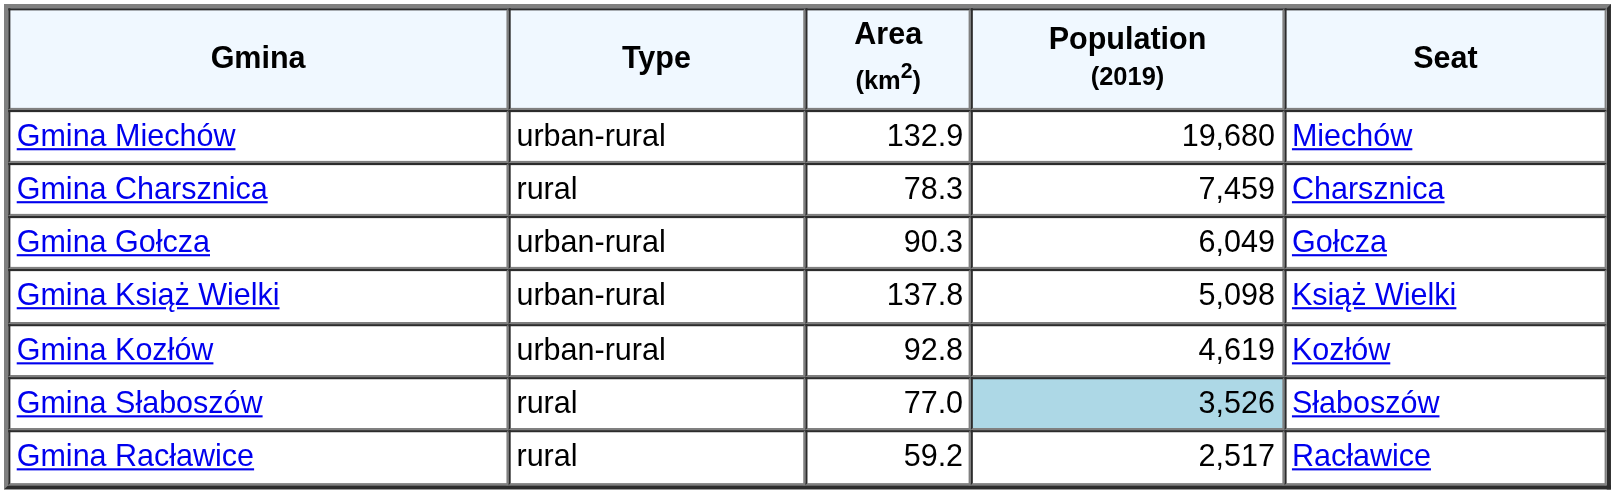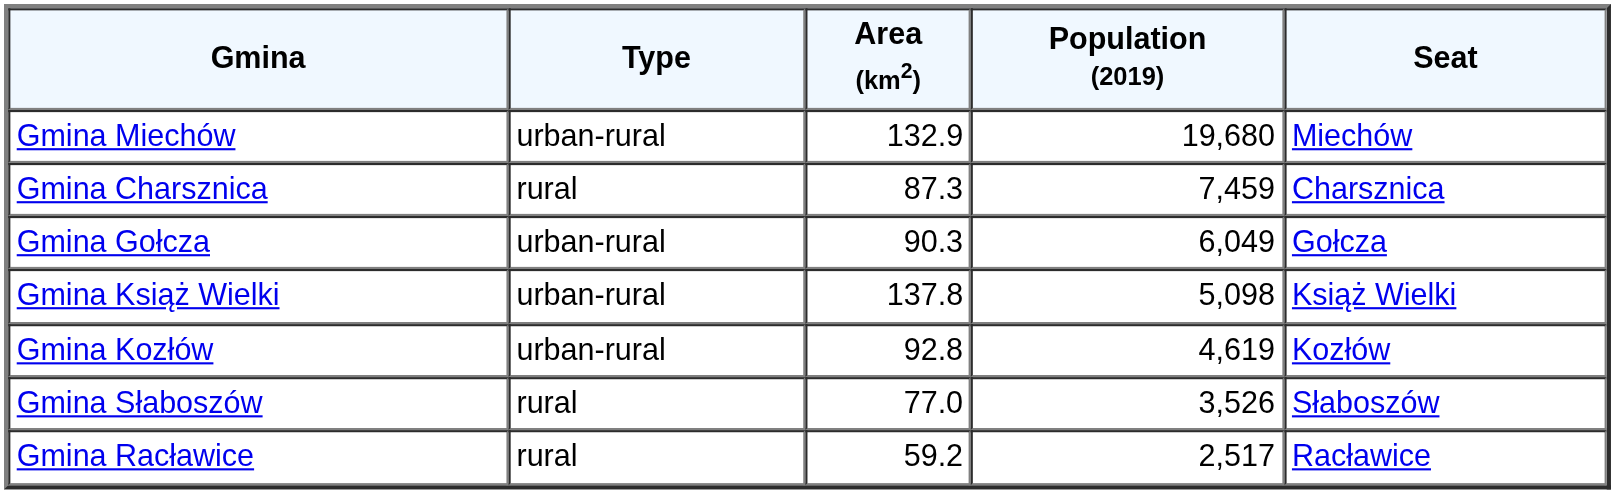(933, 188) 78.3 -> (933, 188) 87.3
(1237, 402) lightblue background -> (1237, 402) no background
